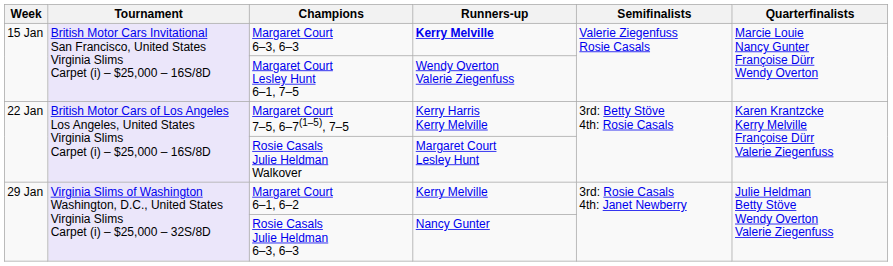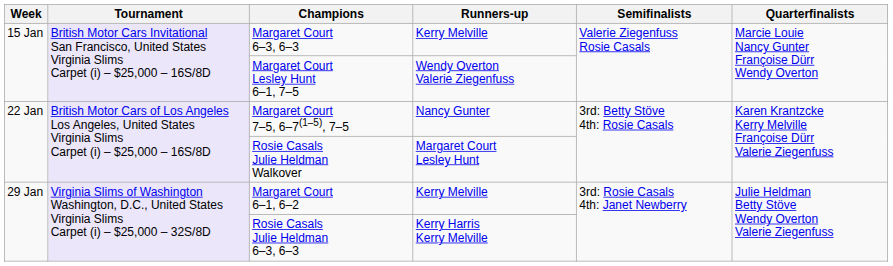(455, 33) bold -> (452, 33) normal
(452, 118) Kerry Harris Kerry Melville -> (453, 111) Nancy Gunter
(453, 225) Nancy Gunter -> (452, 231) Kerry Harris Kerry Melville
